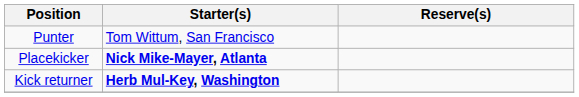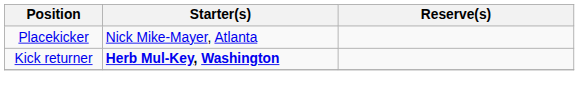- row: (54, 37)
(186, 59) bold -> (182, 37) normal
